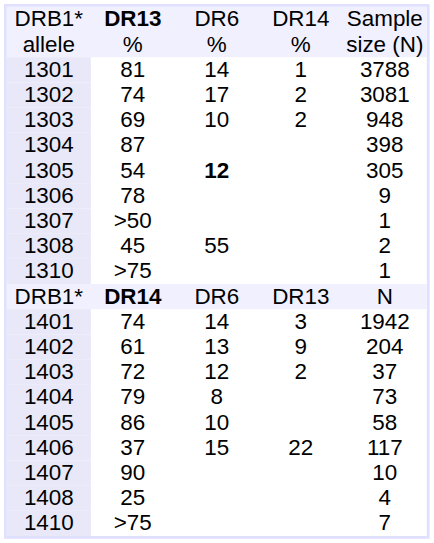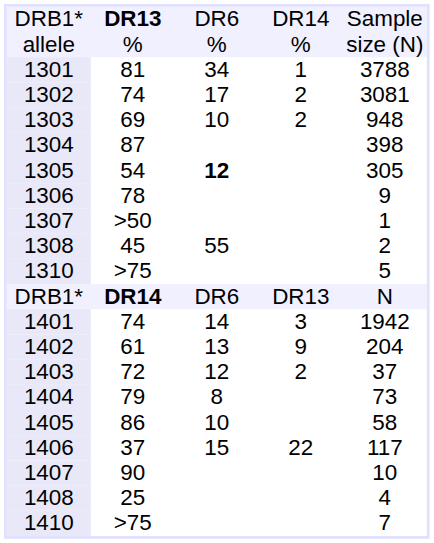(217, 69) 14 -> (217, 69) 34
(385, 271) 1 -> (385, 271) 5
